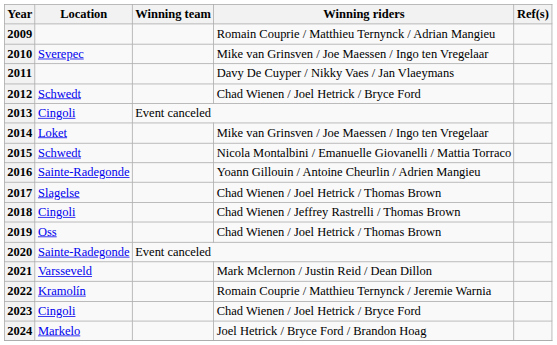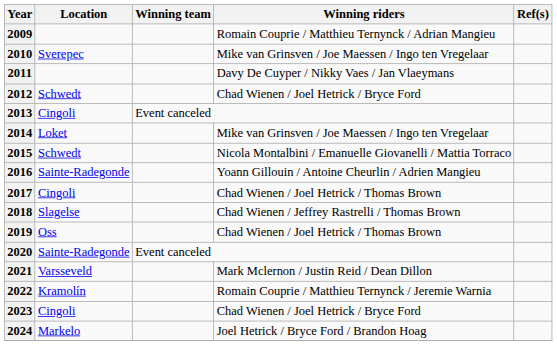(59, 192) Slagelse -> (57, 192) Cingoli
(57, 212) Cingoli -> (59, 212) Slagelse
